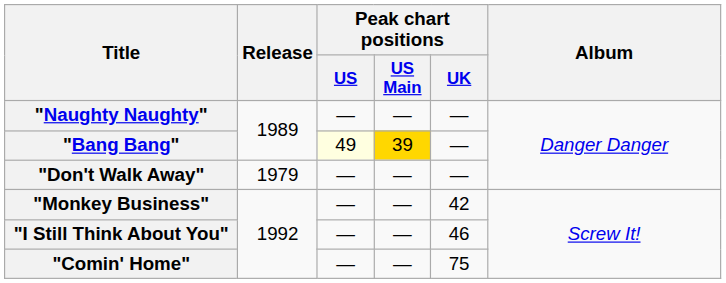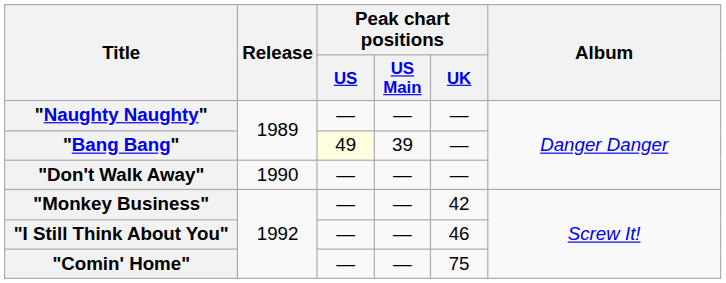(402, 145) gold background -> (402, 145) no background
(278, 174) 1979 -> (278, 174) 1990
